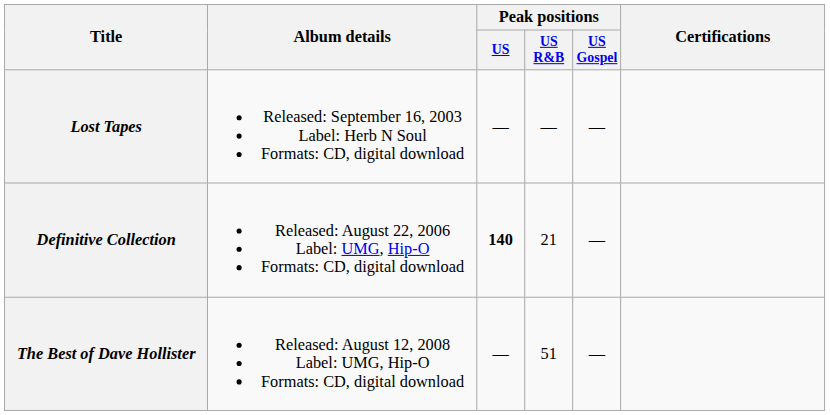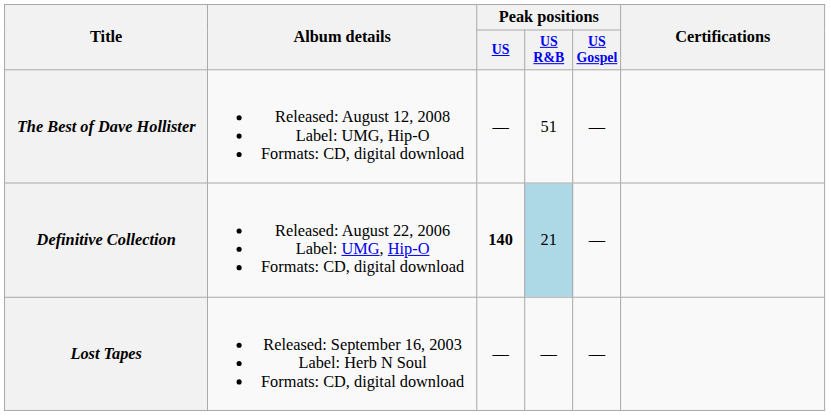rows swapped: (106, 126) <-> (106, 353)
(549, 239) no background -> (549, 239) lightblue background
